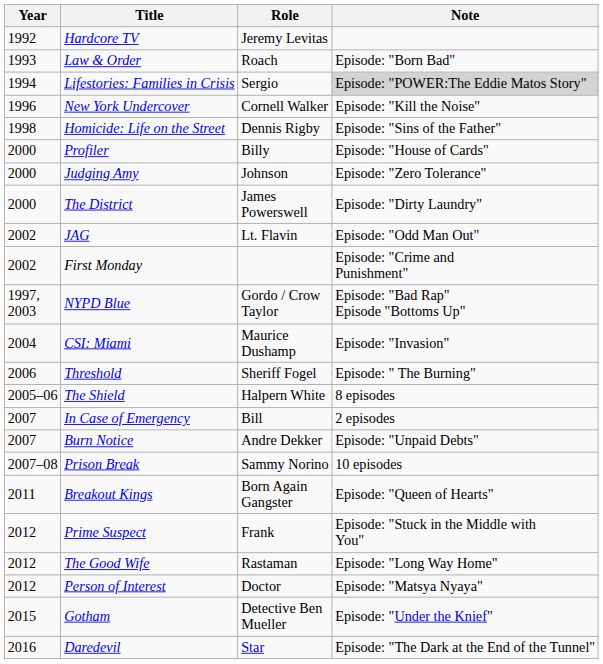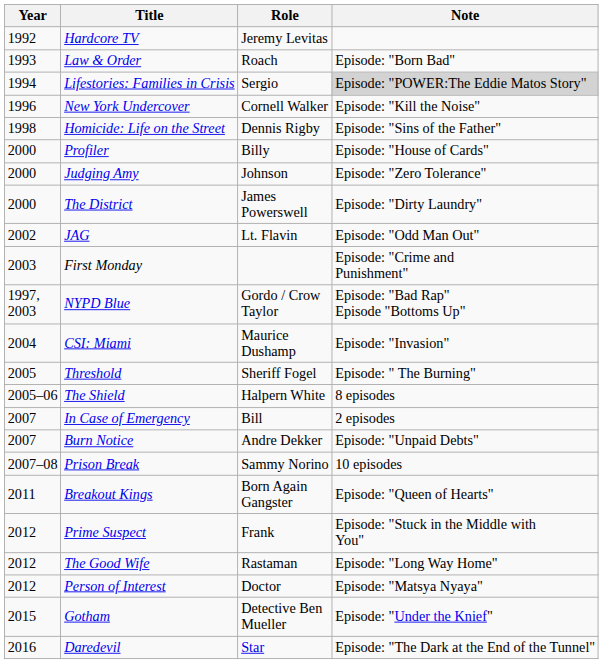(22, 265) 2002 -> (22, 265) 2003
(22, 373) 2006 -> (22, 373) 2005
